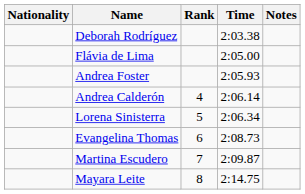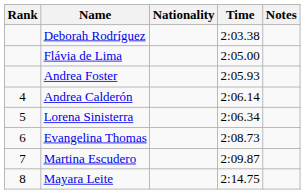columns swapped: (199, 14) <-> (38, 14)
